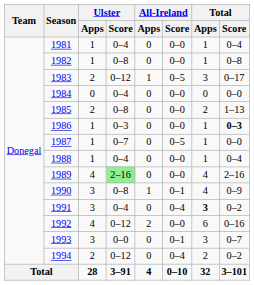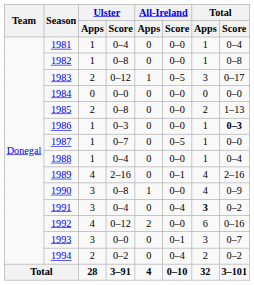(121, 93) 0–4 -> (121, 93) 0–0
(121, 175) lightgreen background -> (121, 175) no background
(177, 175) 0–0 -> (177, 175) 0–1
(177, 191) 0–1 -> (177, 191) 0–0
(121, 256) 0–12 -> (121, 256) 0–2
